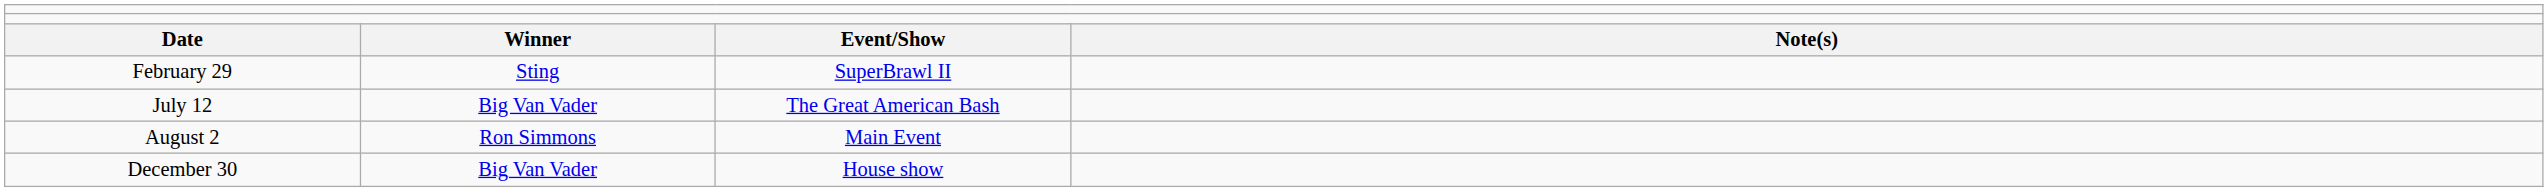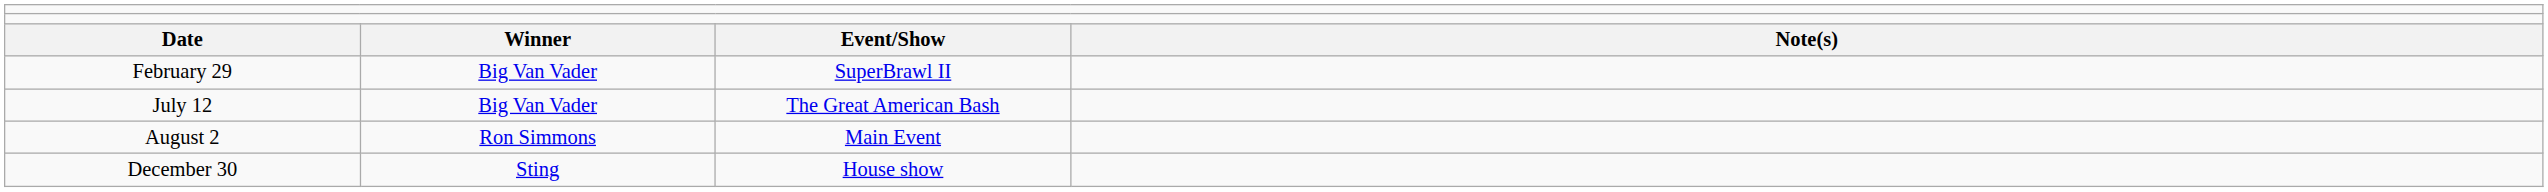(538, 72) Sting -> (538, 72) Big Van Vader
(538, 169) Big Van Vader -> (538, 169) Sting
